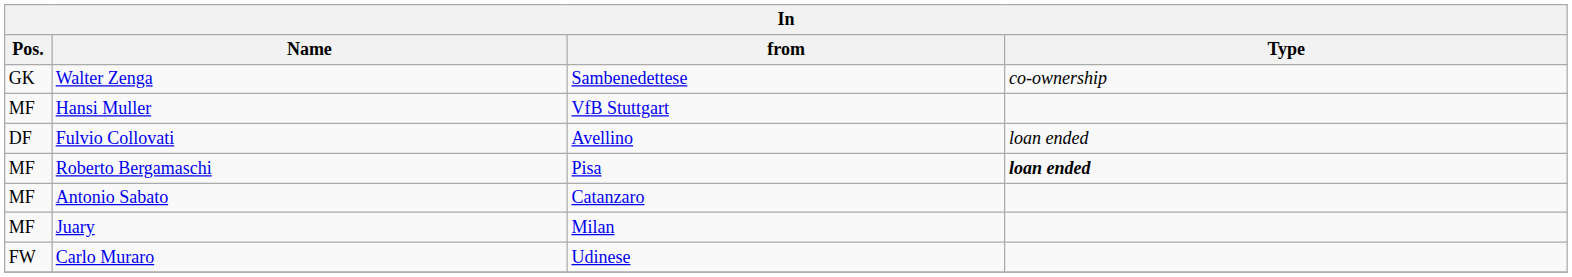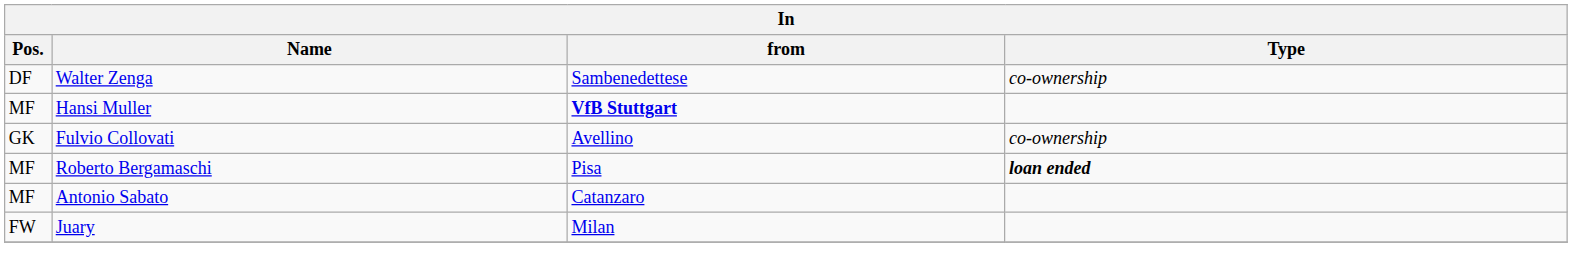(22, 79) GK -> (20, 79) DF
(620, 108) normal -> (624, 108) bold
(20, 138) DF -> (22, 138) GK
(1049, 138) loan ended -> (1058, 138) co-ownership
(22, 227) MF -> (22, 227) FW
- row: (105, 257)
